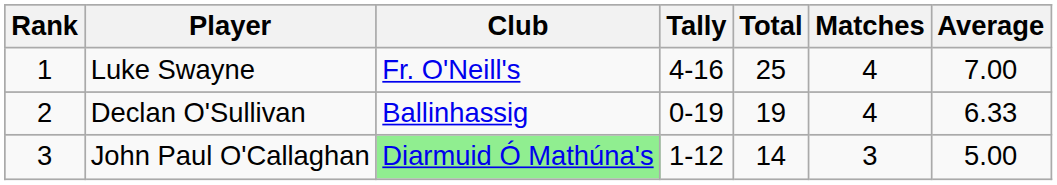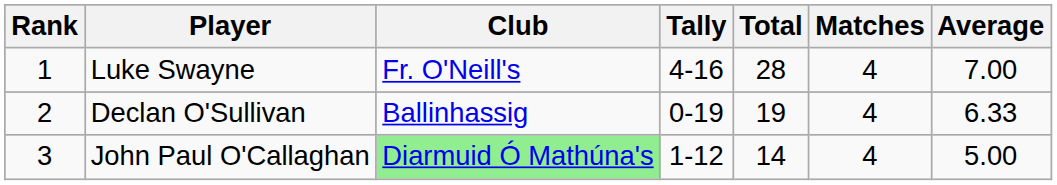(771, 69) 25 -> (771, 69) 28
(870, 156) 3 -> (870, 156) 4
